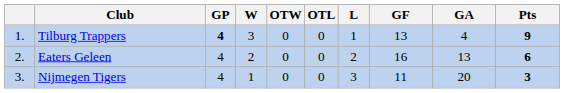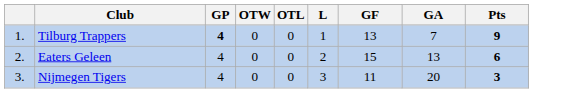- column: (251, 14)
(464, 35) 4 -> (433, 35) 7
(401, 56) 16 -> (370, 56) 15
